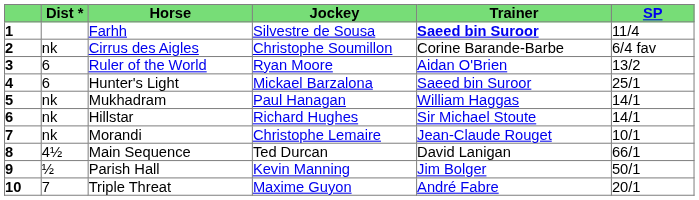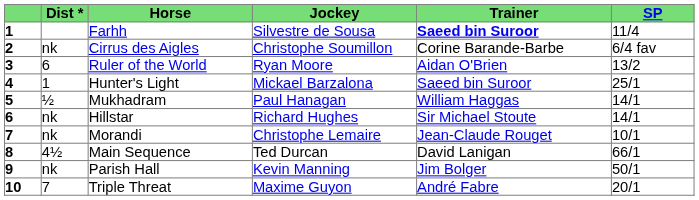(46, 83) 6 -> (46, 83) 1
(49, 100) nk -> (48, 100) ½
(48, 169) ½ -> (49, 169) nk
